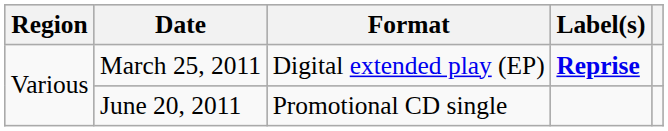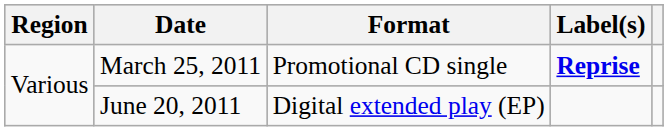(409, 65) Digital extended play (EP) -> (390, 65) Promotional CD single
(390, 105) Promotional CD single -> (409, 105) Digital extended play (EP)
